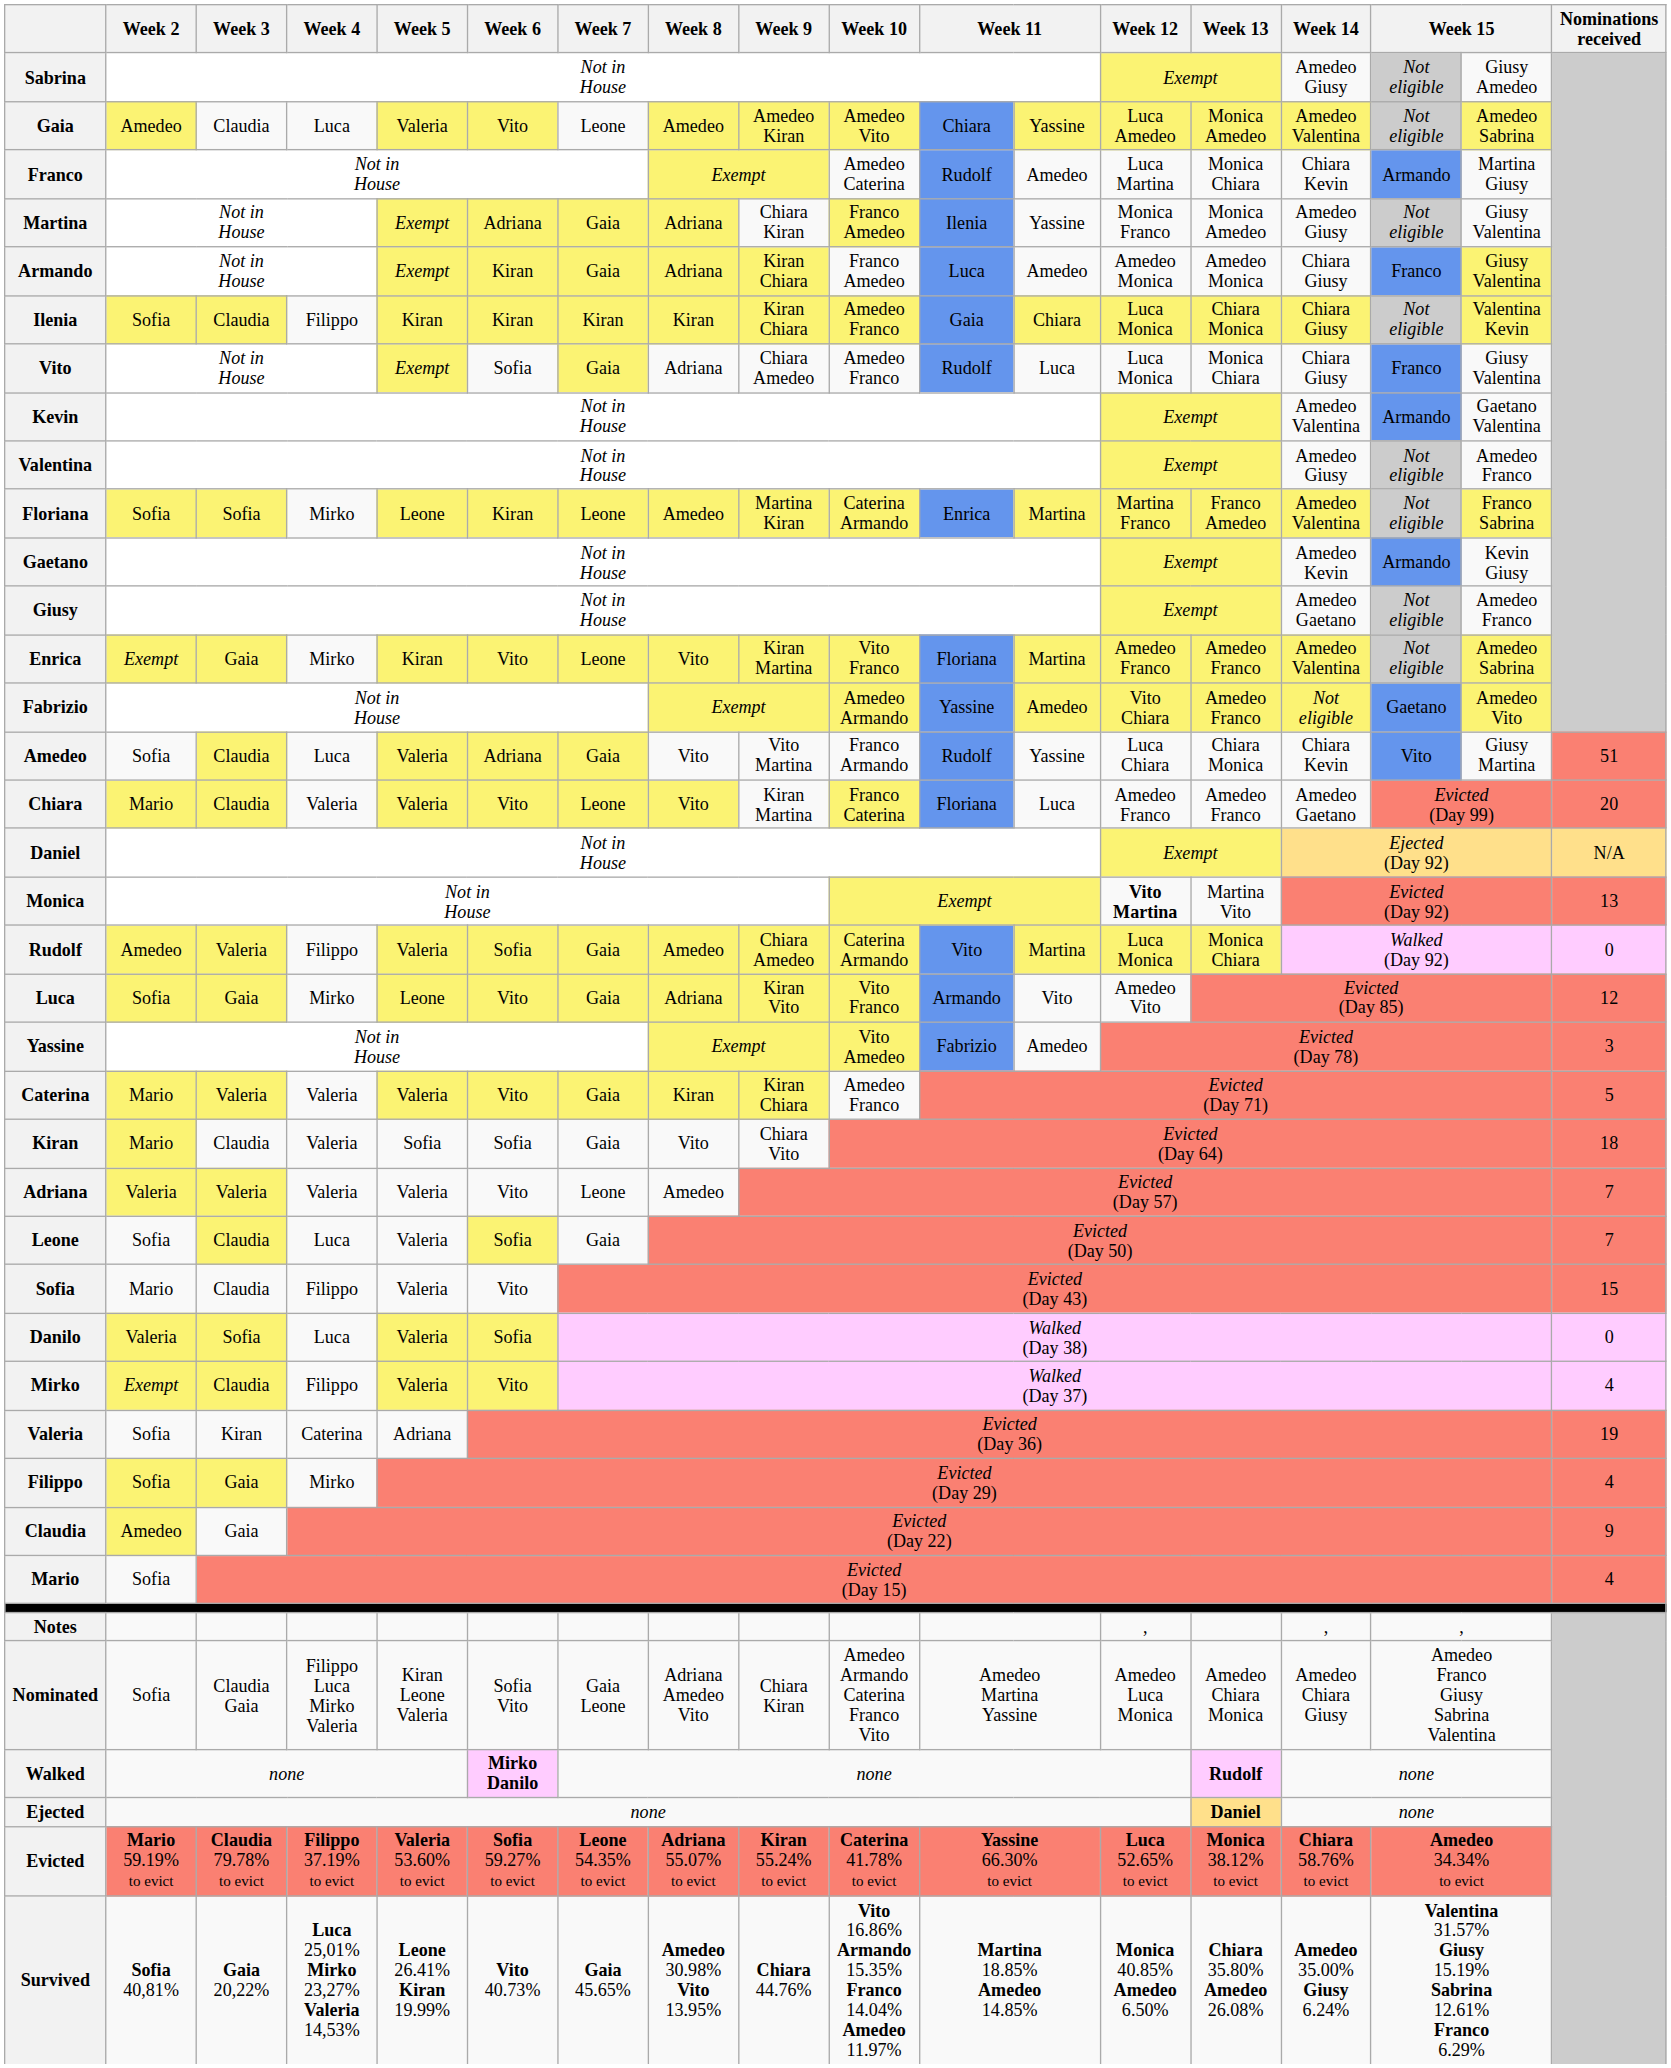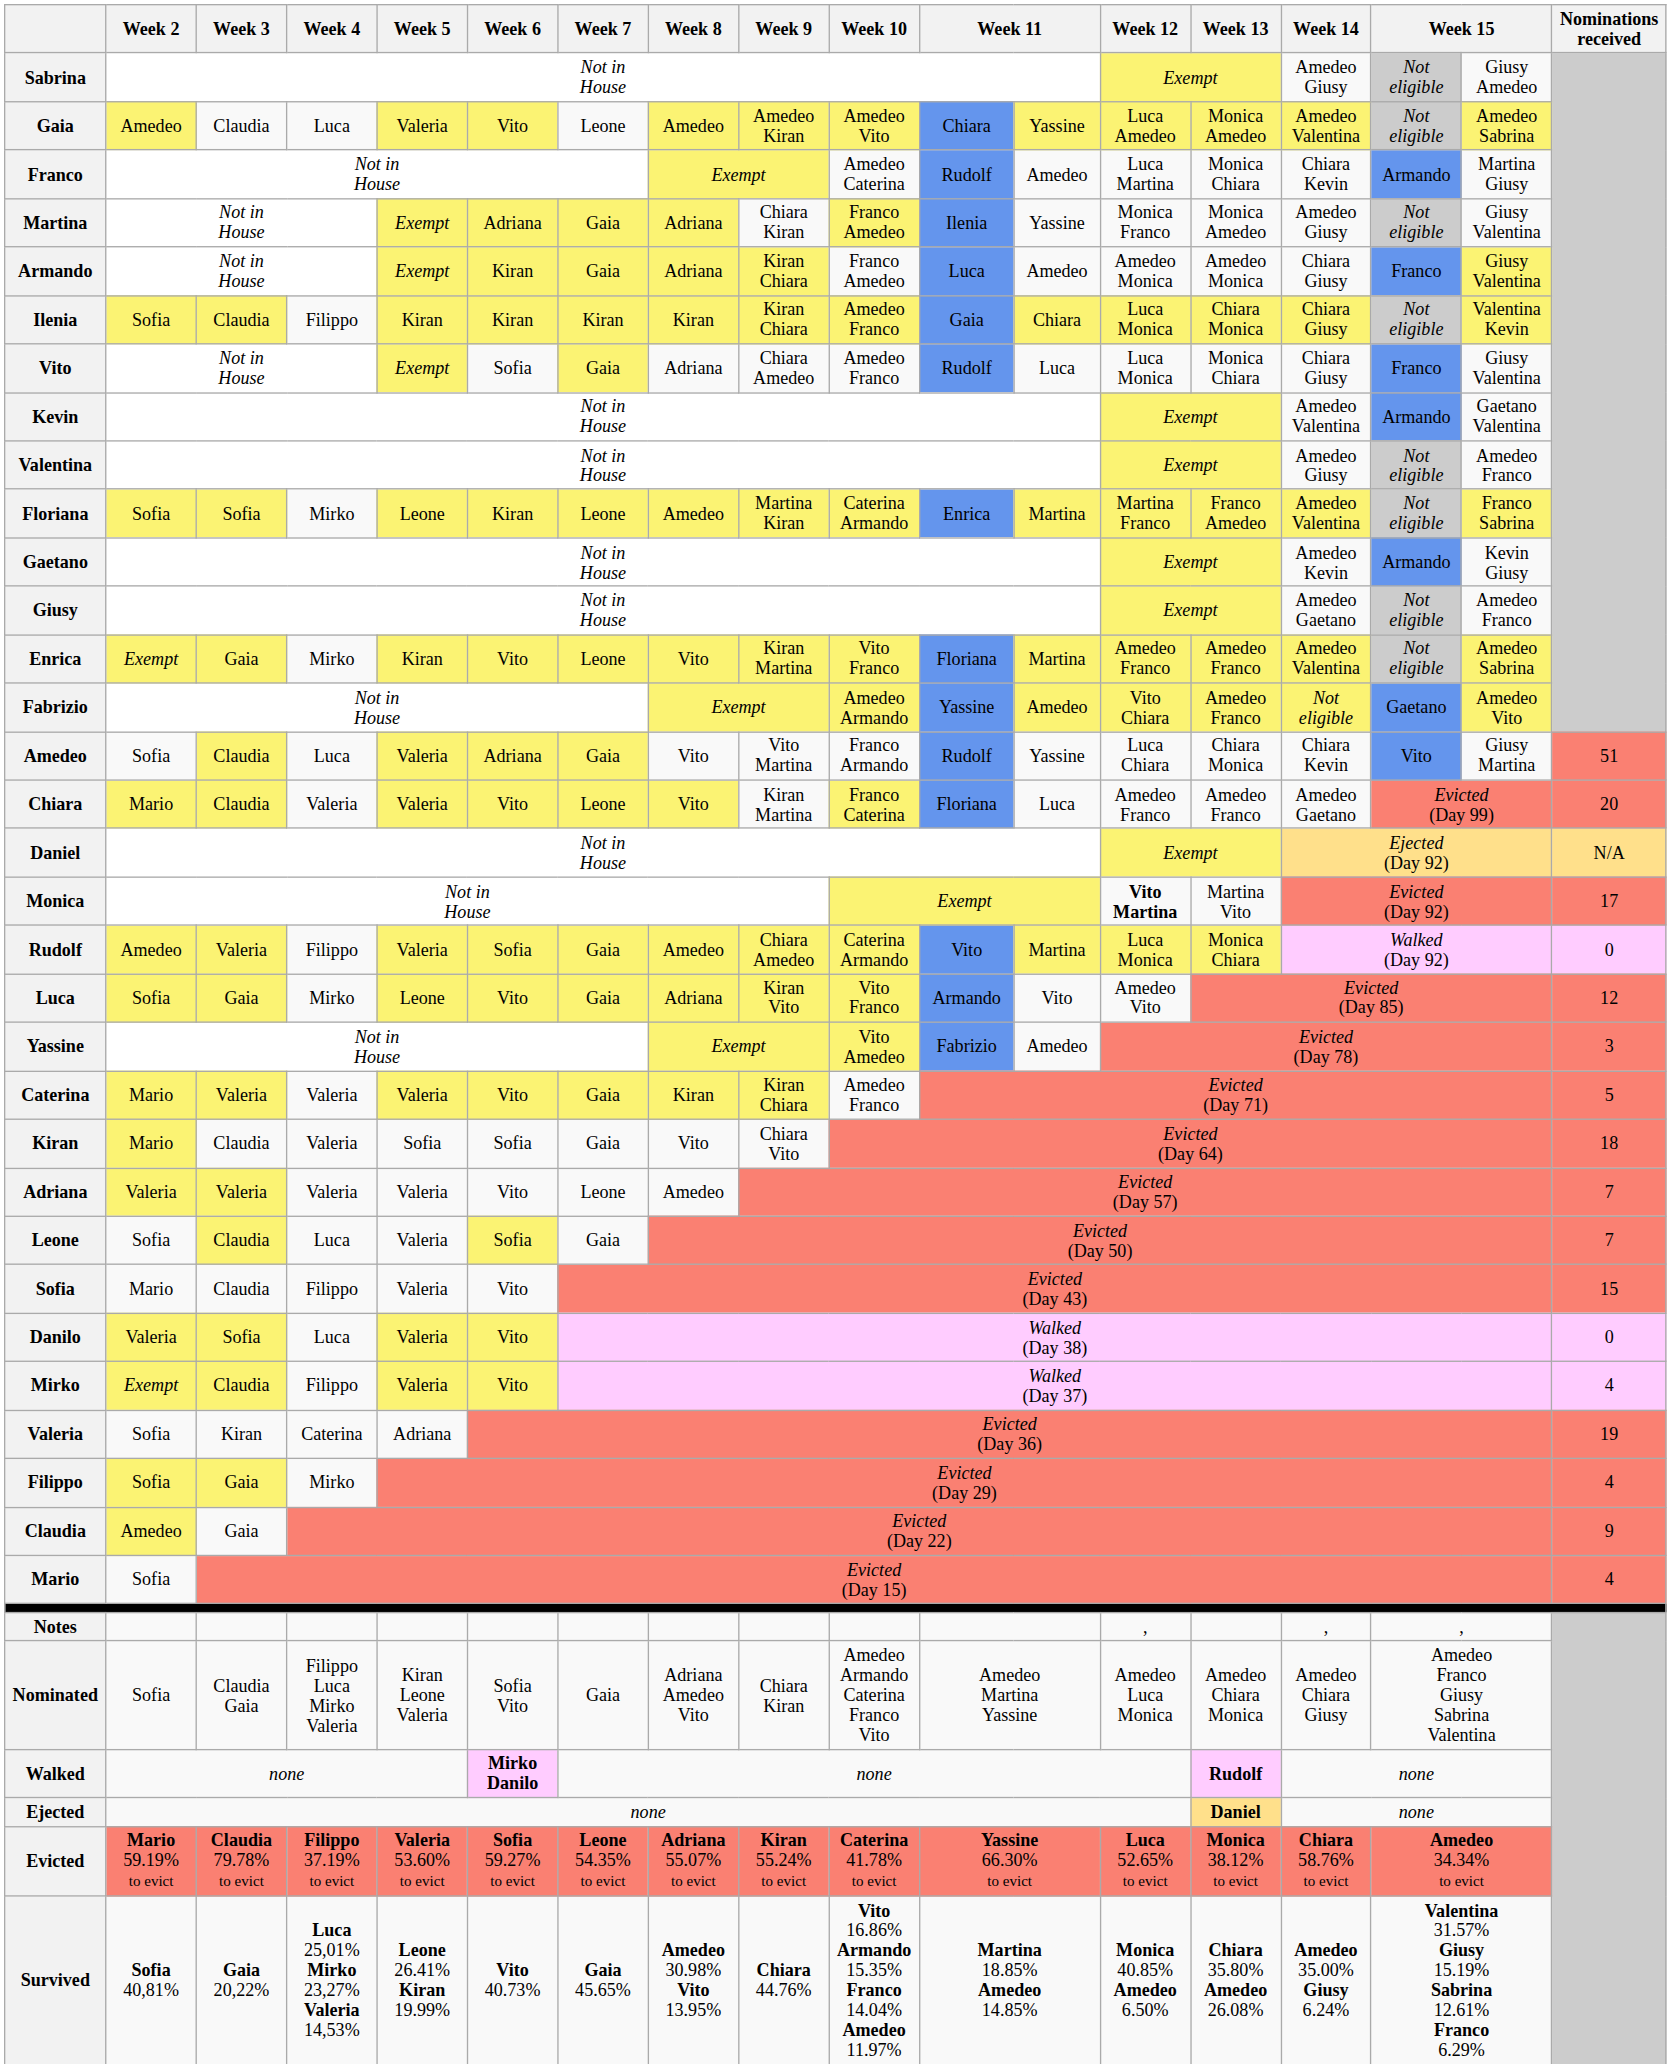(1609, 901) 13 -> (1609, 901) 17
(513, 1337) Sofia -> (513, 1337) Vito
(603, 1695) Gaia Leone -> (603, 1695) Gaia
